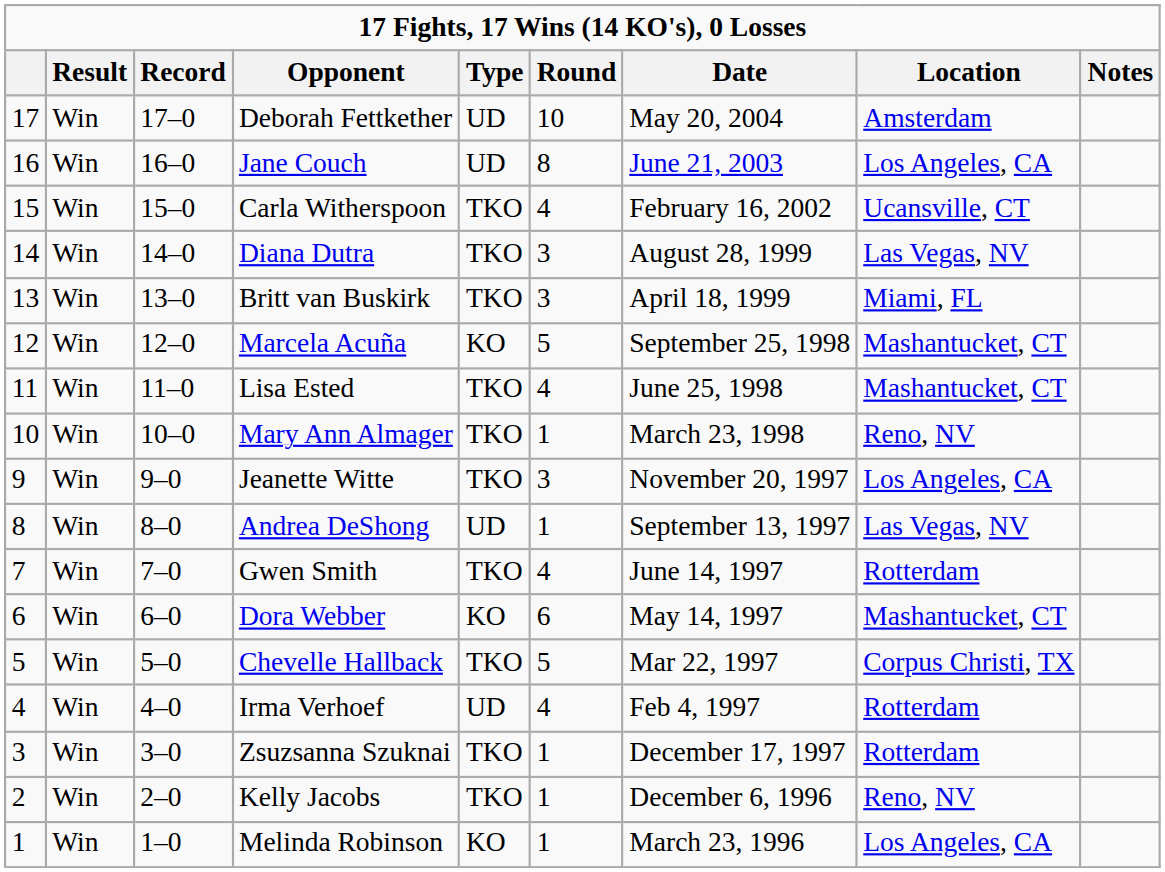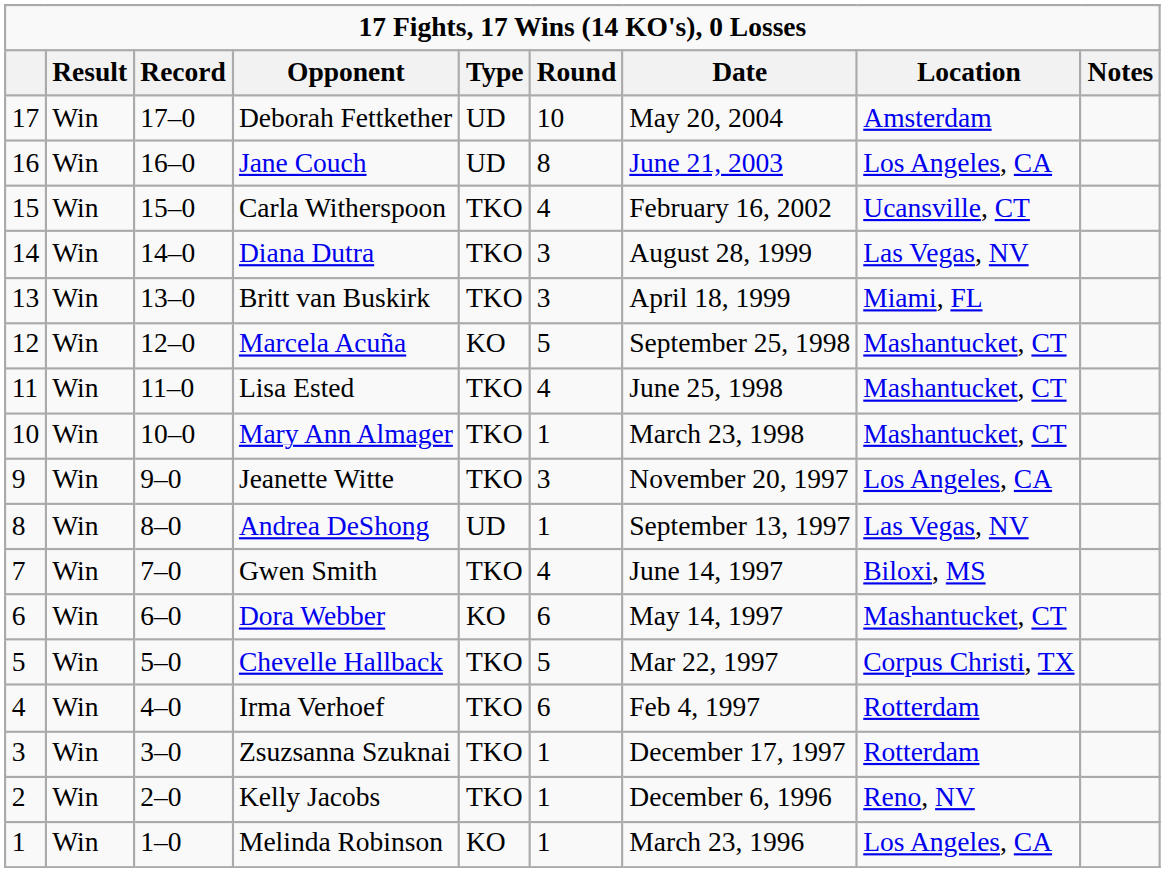(919, 435) Reno, NV -> (965, 435) Mashantucket, CT
(921, 571) Rotterdam -> (924, 571) Biloxi, MS
(486, 707) UD -> (494, 707) TKO
(544, 707) 4 -> (544, 707) 6
